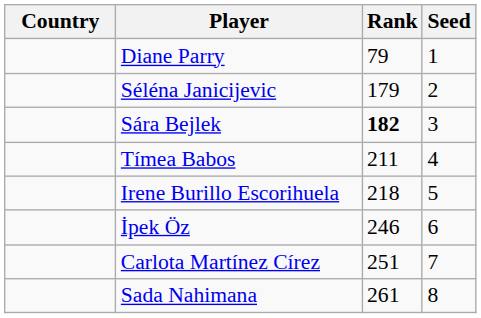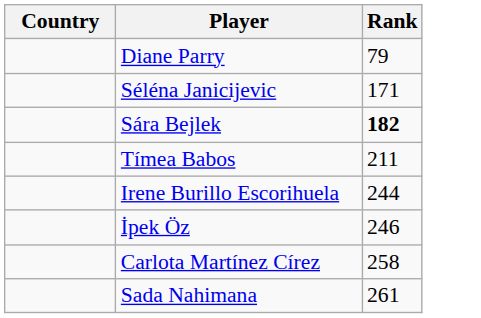- column: (449, 21)
(383, 90) 179 -> (383, 90) 171
(383, 192) 218 -> (383, 192) 244
(383, 261) 251 -> (383, 261) 258
